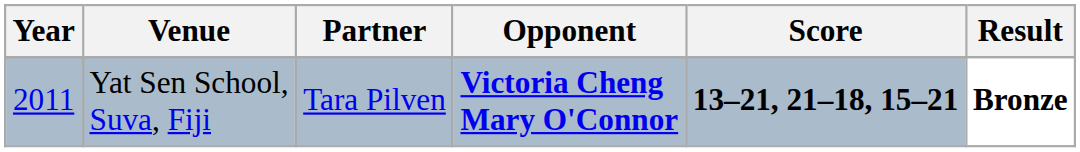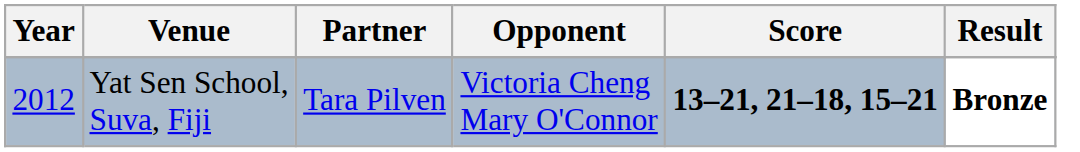(44, 100) 2011 -> (44, 100) 2012
(569, 100) bold -> (559, 100) normal
